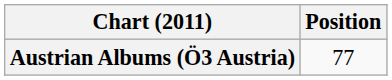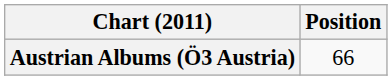(343, 57) 77 -> (343, 57) 66
